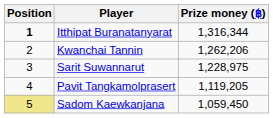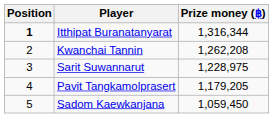(223, 50) 1,262,206 -> (223, 50) 1,262,208
(223, 86) 1,119,205 -> (223, 86) 1,179,205
(29, 104) khaki background -> (29, 104) no background
